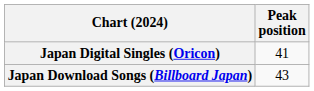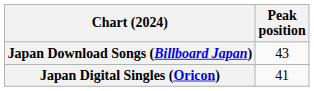rows swapped: (130, 53) <-> (130, 75)
